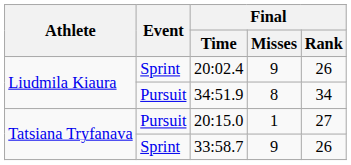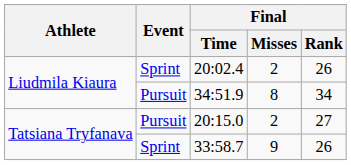(274, 69) 9 -> (274, 69) 2
(274, 120) 1 -> (274, 120) 2
